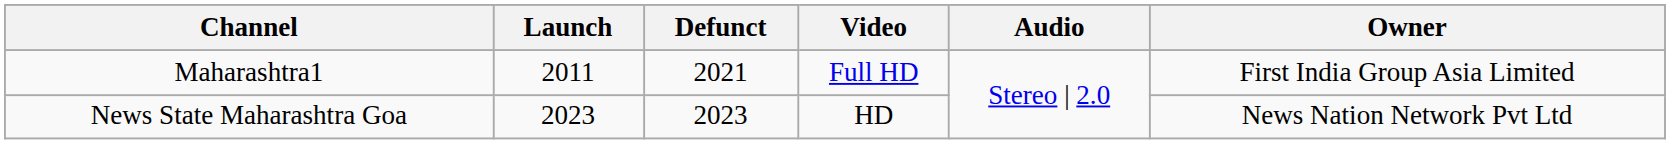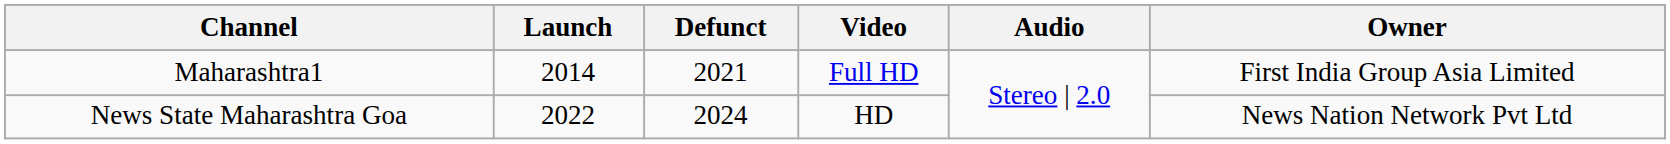(568, 71) 2011 -> (568, 71) 2014
(568, 116) 2023 -> (568, 116) 2022
(721, 116) 2023 -> (721, 116) 2024
